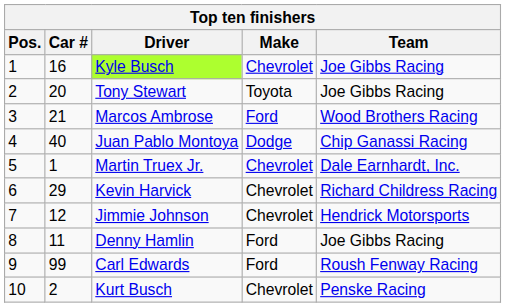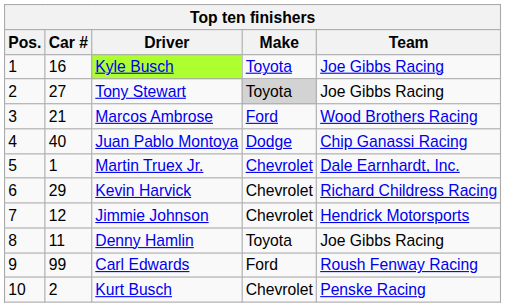(279, 67) Chevrolet -> (269, 67) Toyota
(57, 92) 20 -> (57, 92) 27
(269, 92) no background -> (269, 92) lightgrey background
(262, 241) Ford -> (269, 241) Toyota
